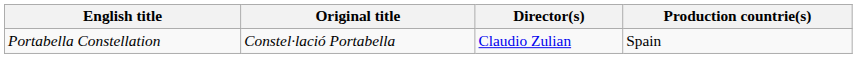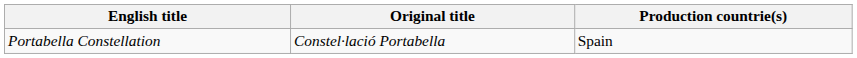- column: (549, 16)
